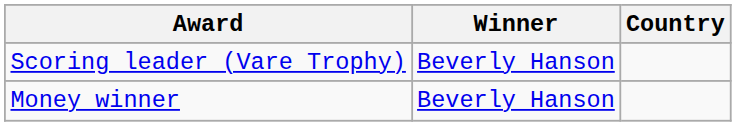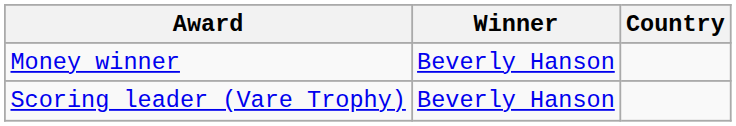rows swapped: (95, 101) <-> (208, 62)
